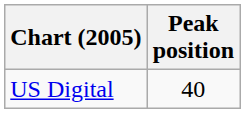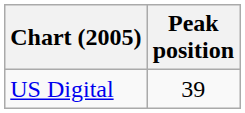(193, 88) 40 -> (193, 88) 39
